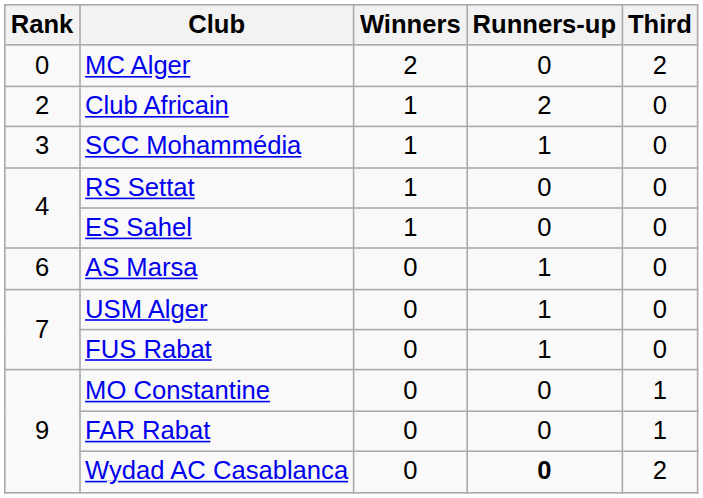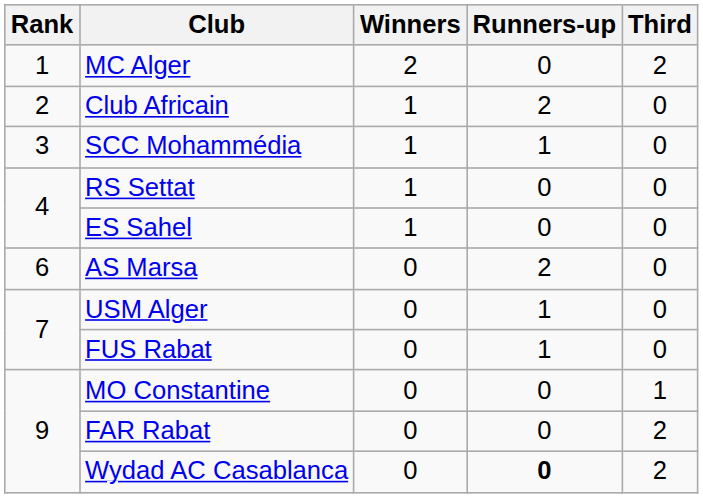(42, 65) 0 -> (42, 65) 1
(544, 268) 1 -> (544, 268) 2
(660, 430) 1 -> (660, 430) 2
